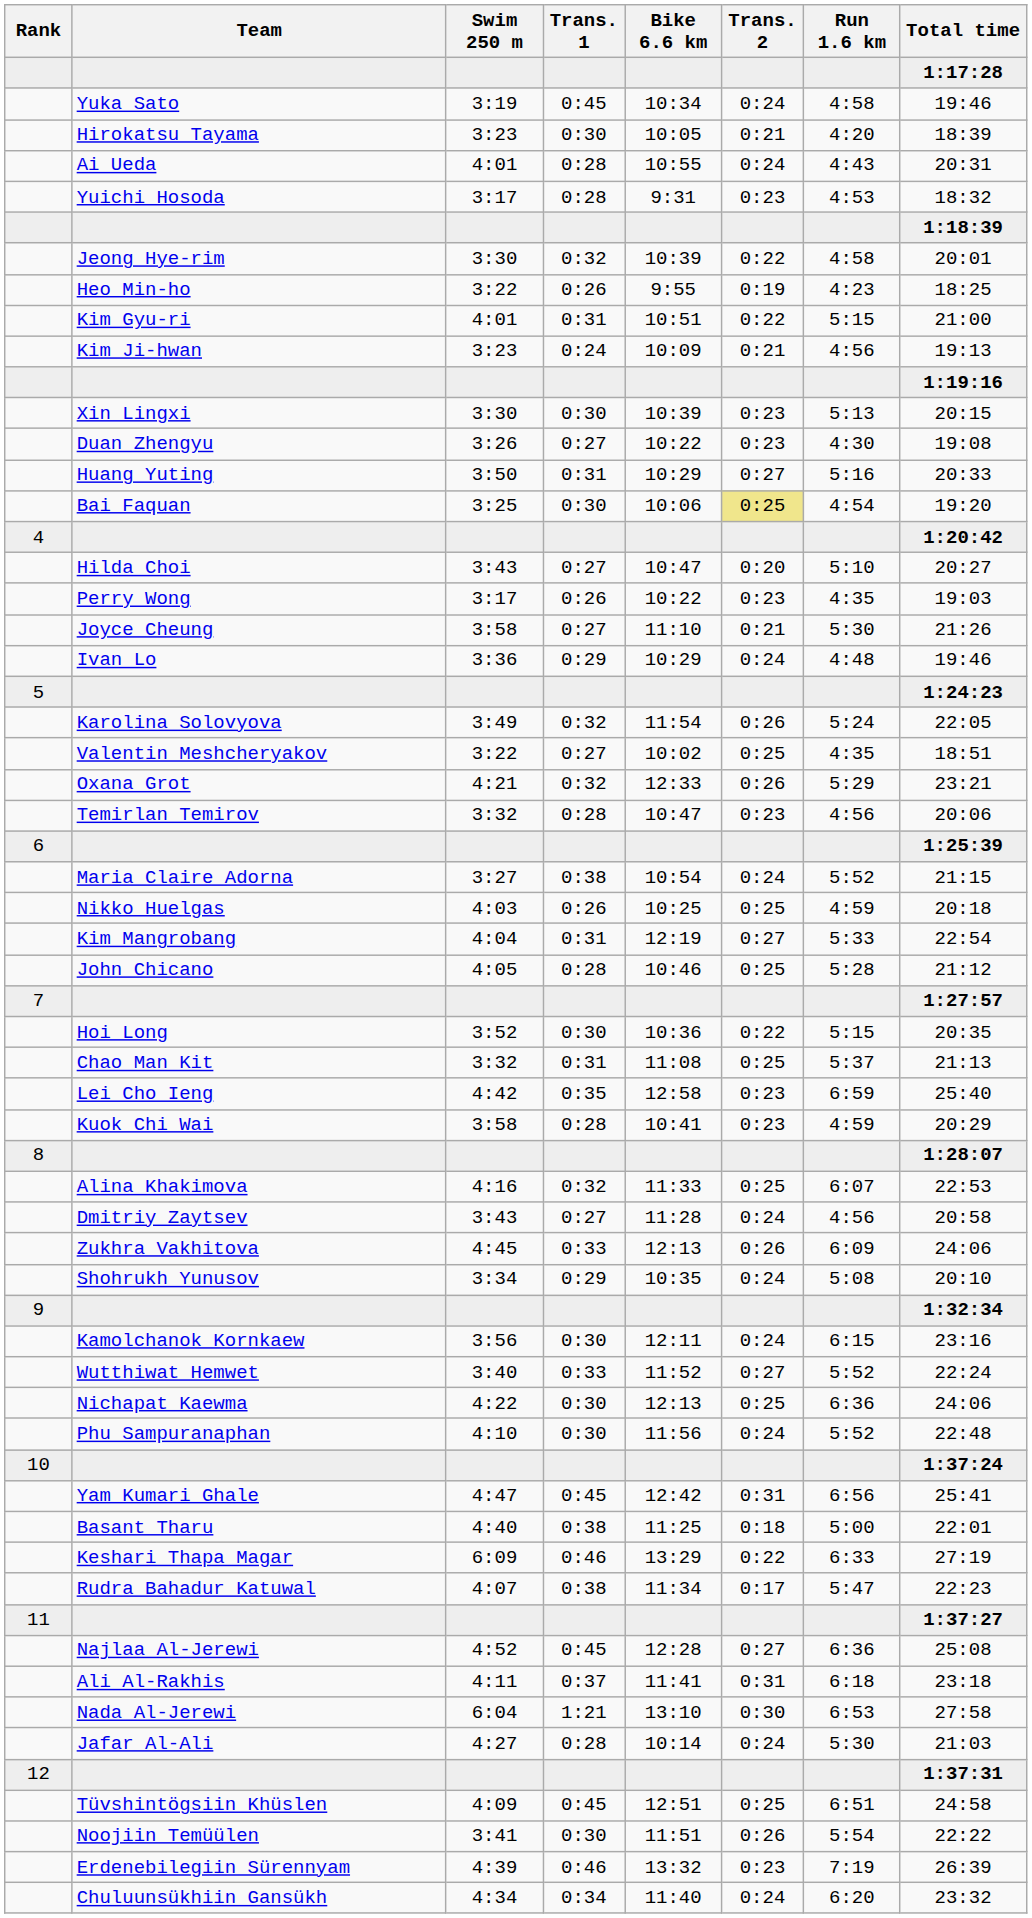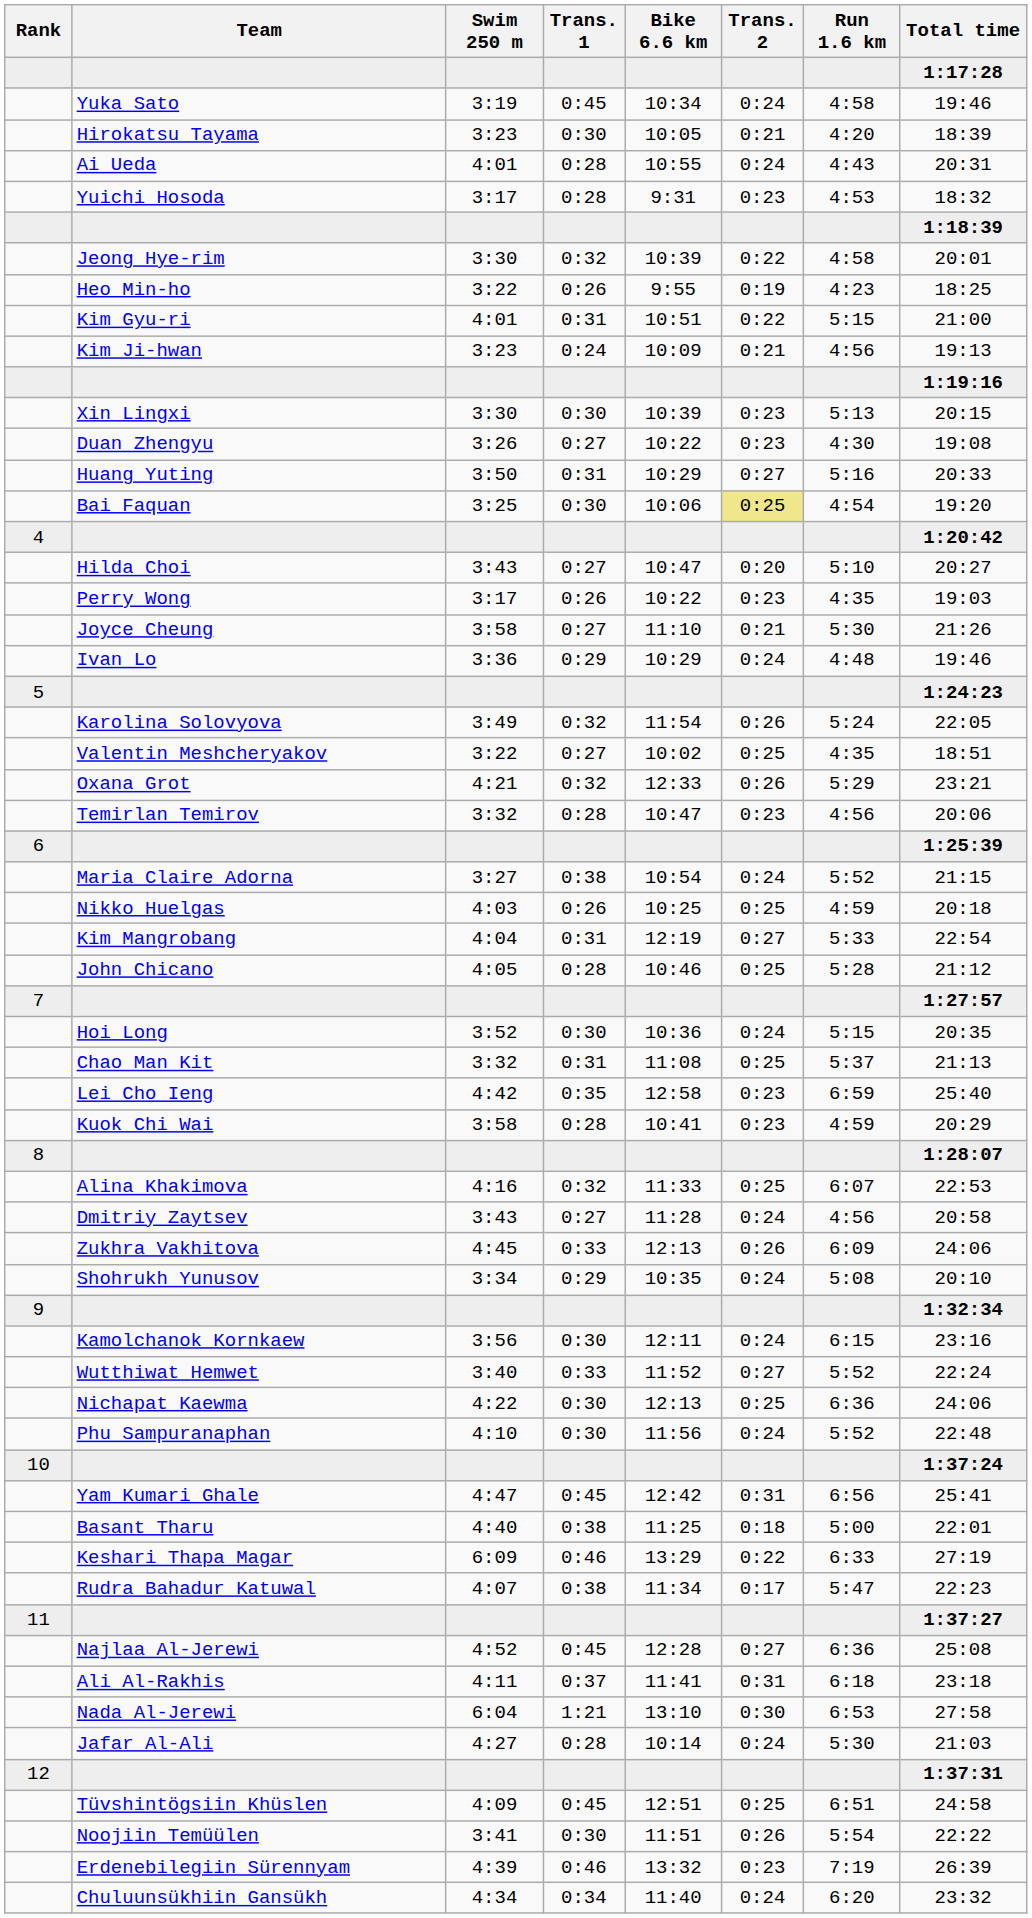(763, 1032) 0:22 -> (763, 1032) 0:24
